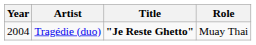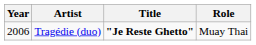(18, 31) 2004 -> (18, 31) 2006
